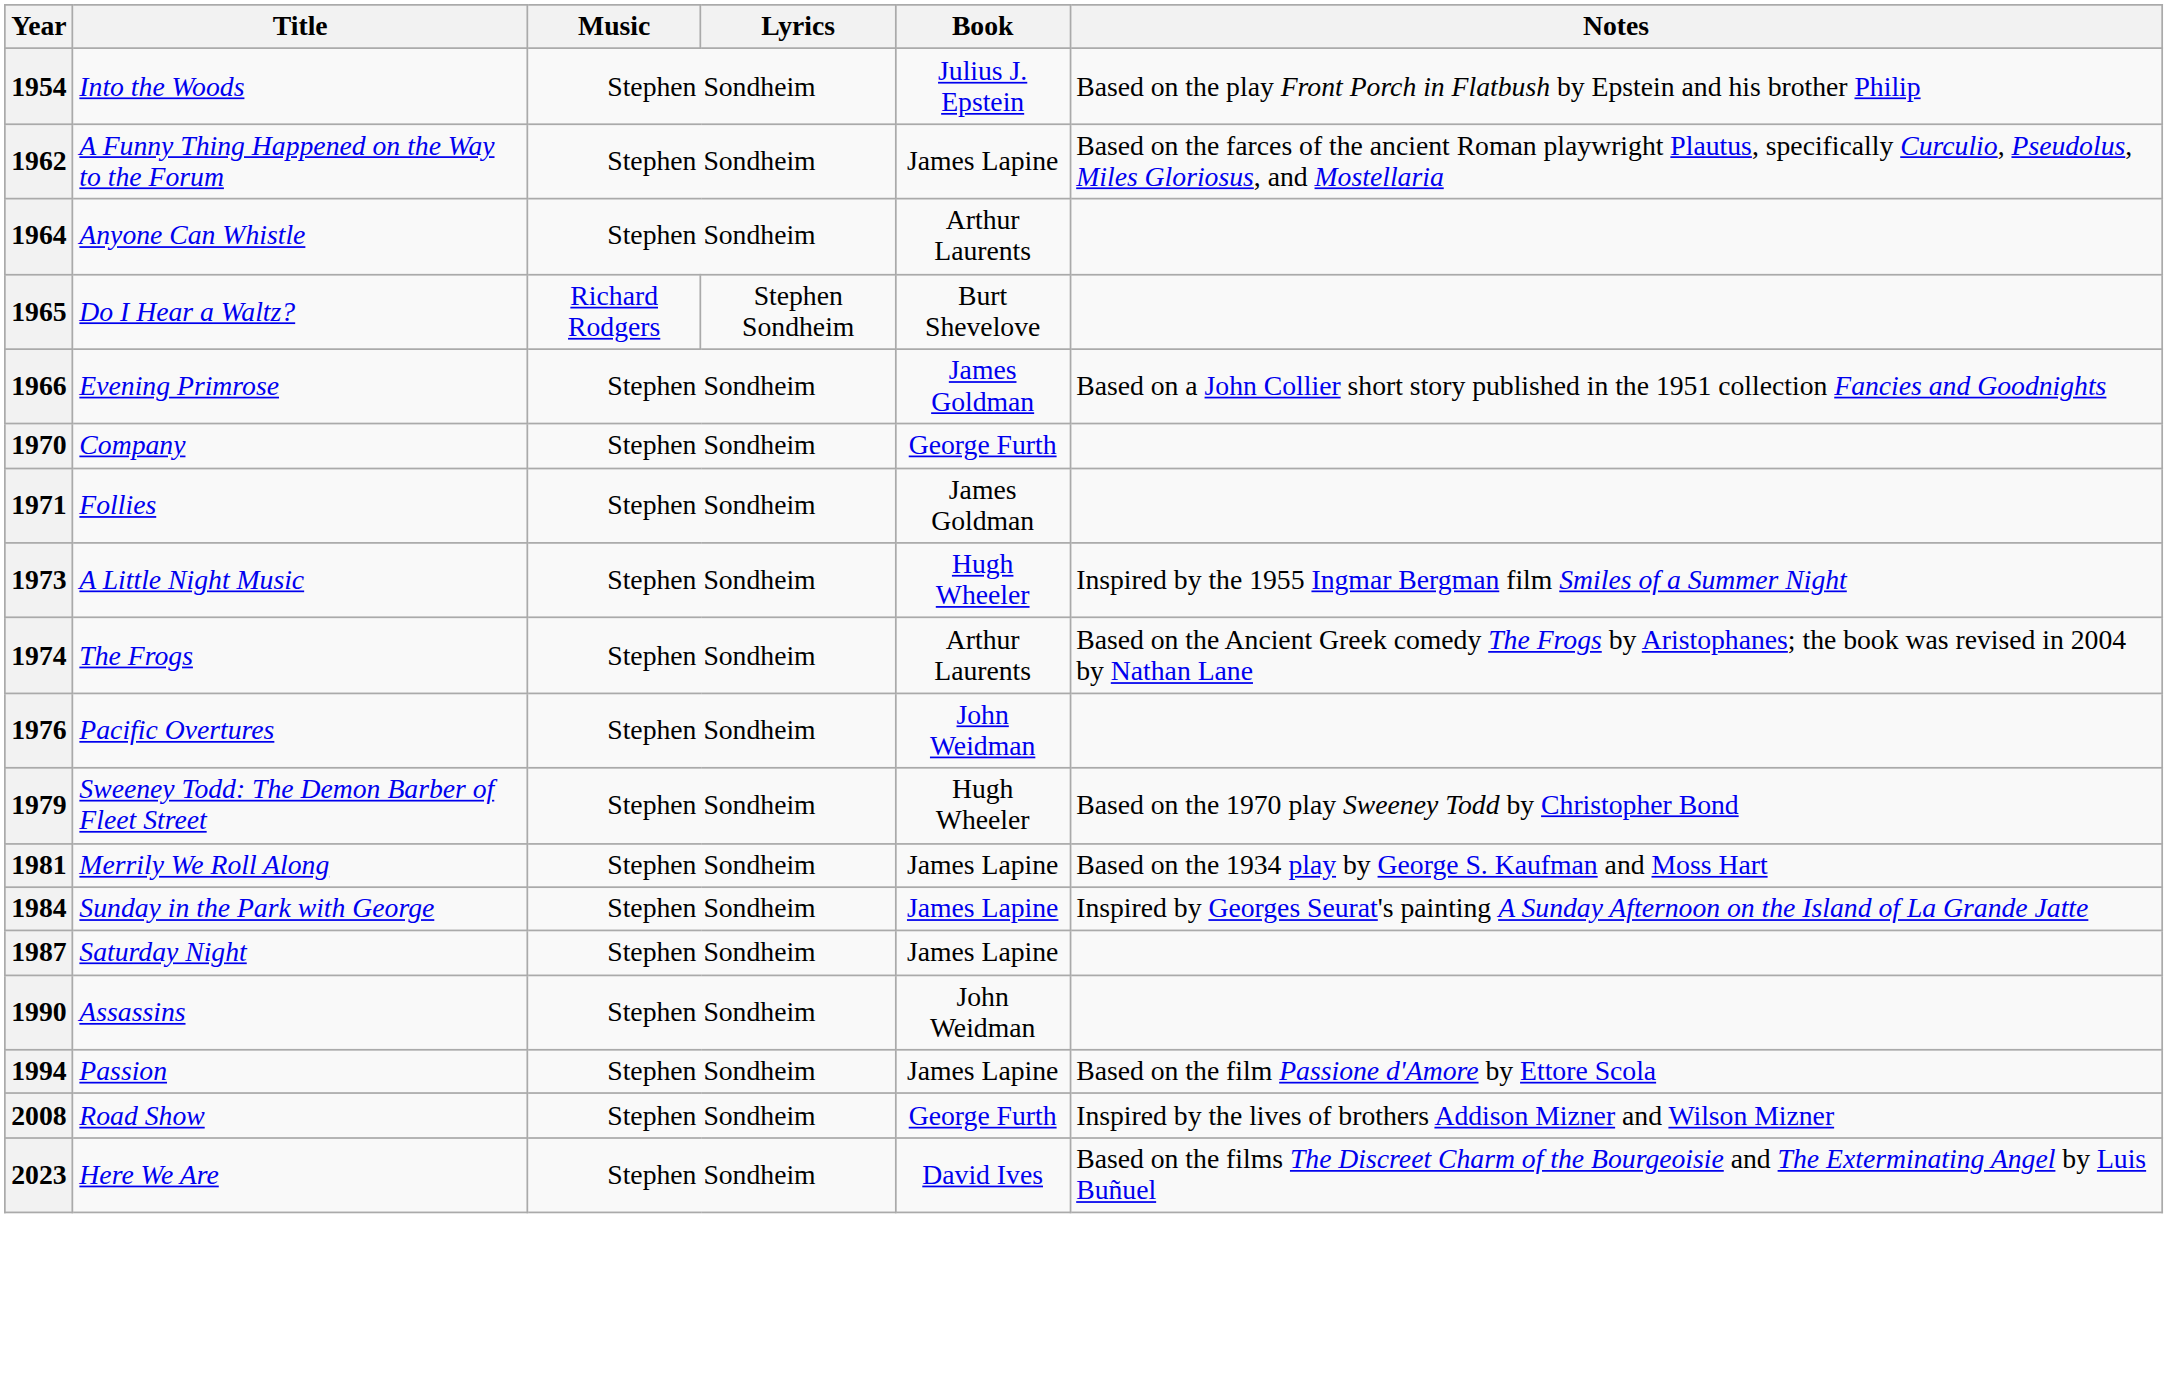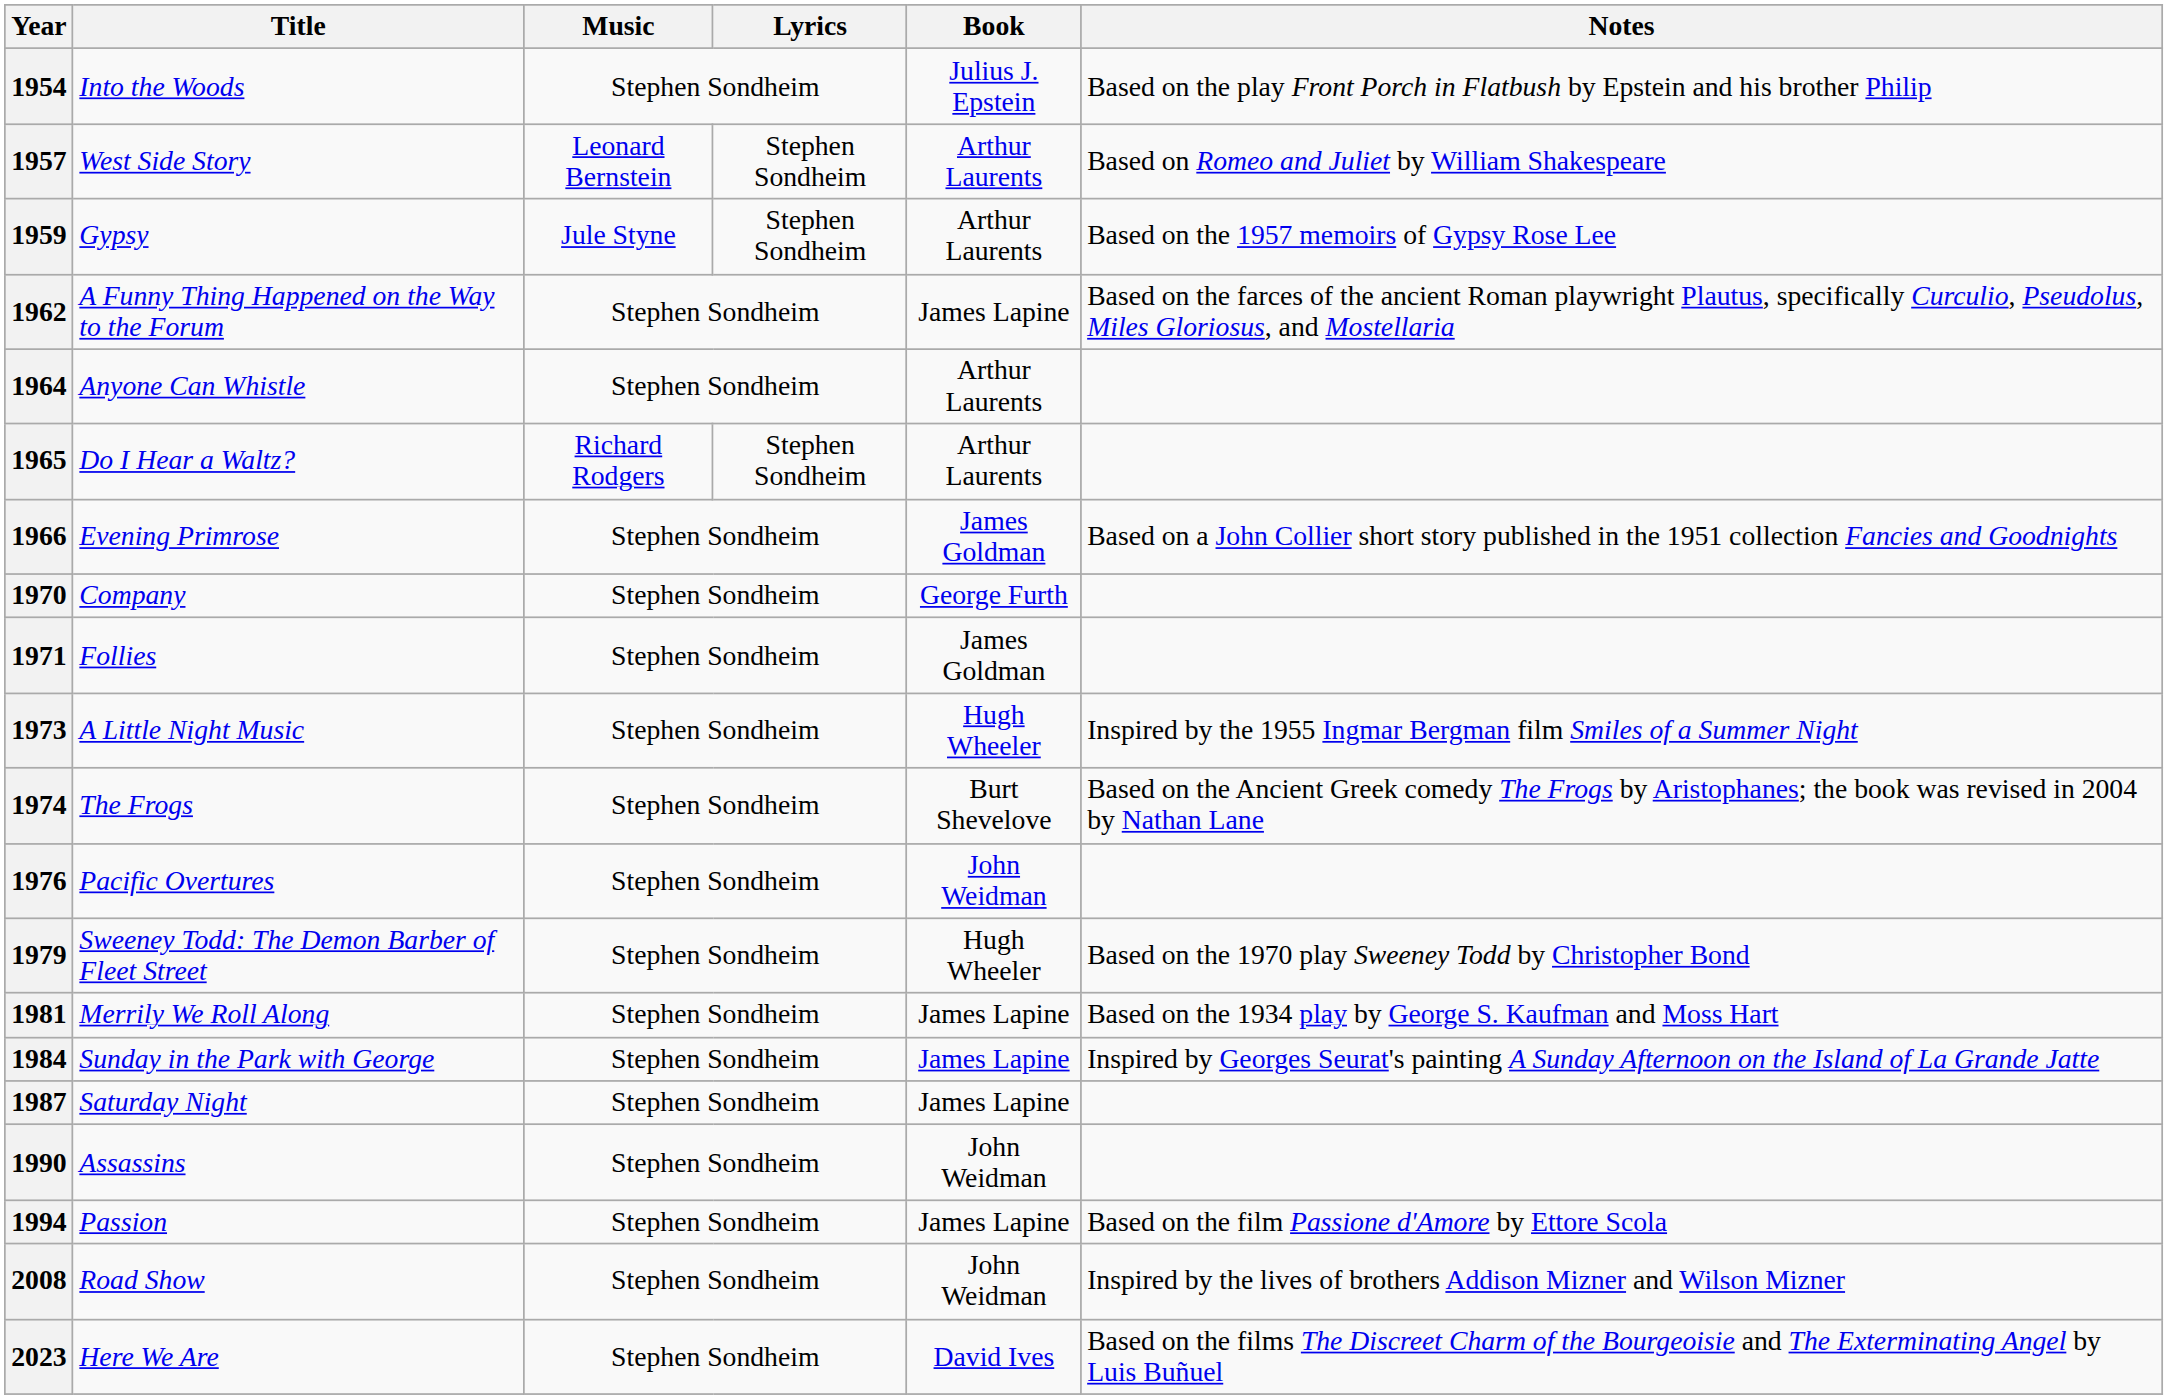+ row: (39, 160)
+ row: (39, 235)
(983, 311) Burt Shevelove -> (994, 461) Arthur Laurents
(983, 655) Arthur Laurents -> (994, 805) Burt Shevelove
(983, 1115) George Furth -> (994, 1280) John Weidman
